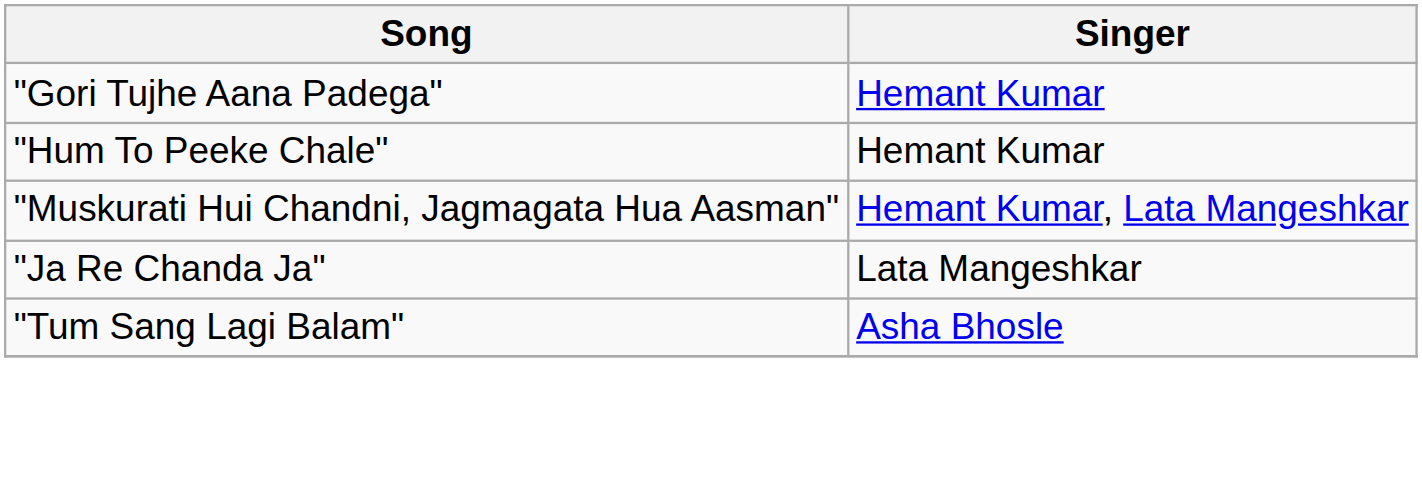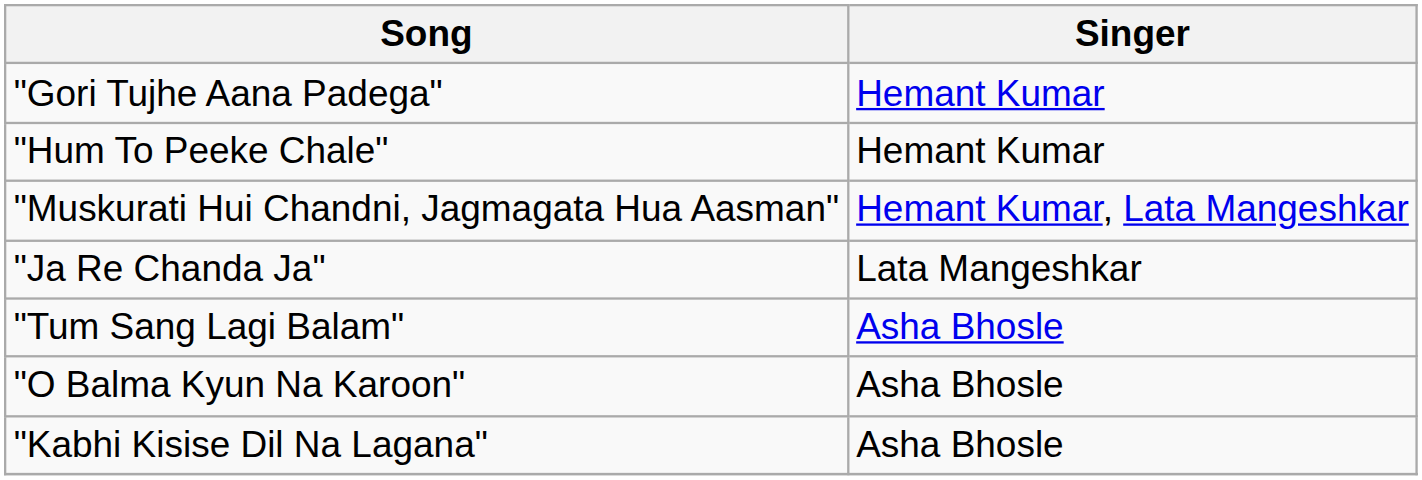+ row: (239, 385)
+ row: (251, 444)
